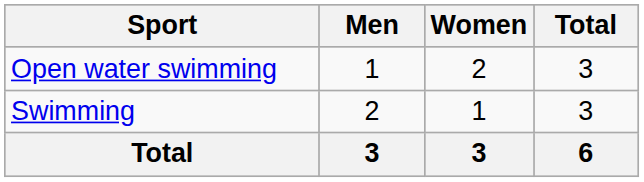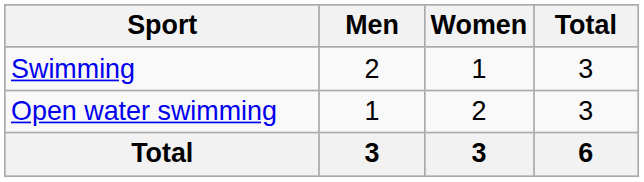rows swapped: (144, 68) <-> (73, 111)
